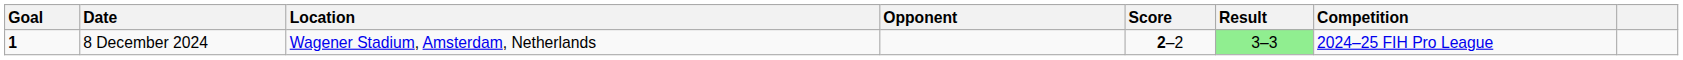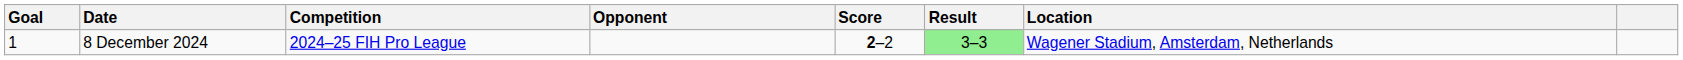columns swapped: (322, 17) <-> (1363, 17)
(13, 42) bold -> (13, 42) normal
